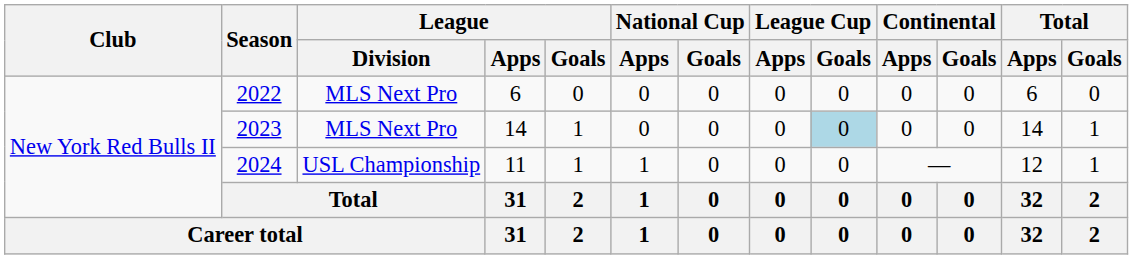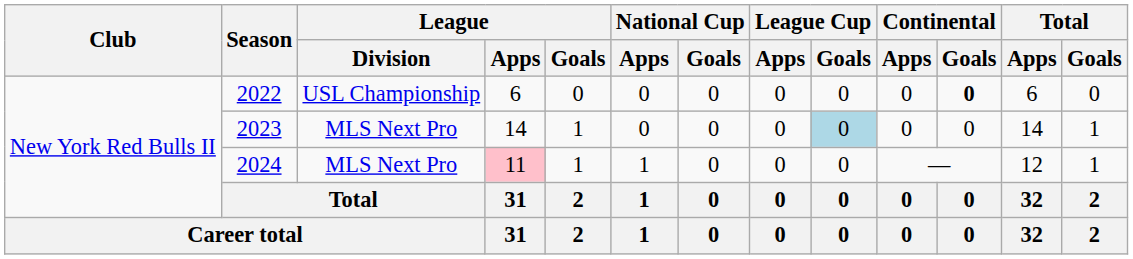(391, 93) MLS Next Pro -> (391, 93) USL Championship
(969, 93) normal -> (969, 93) bold
(391, 164) USL Championship -> (391, 164) MLS Next Pro
(515, 164) no background -> (515, 164) pink background
